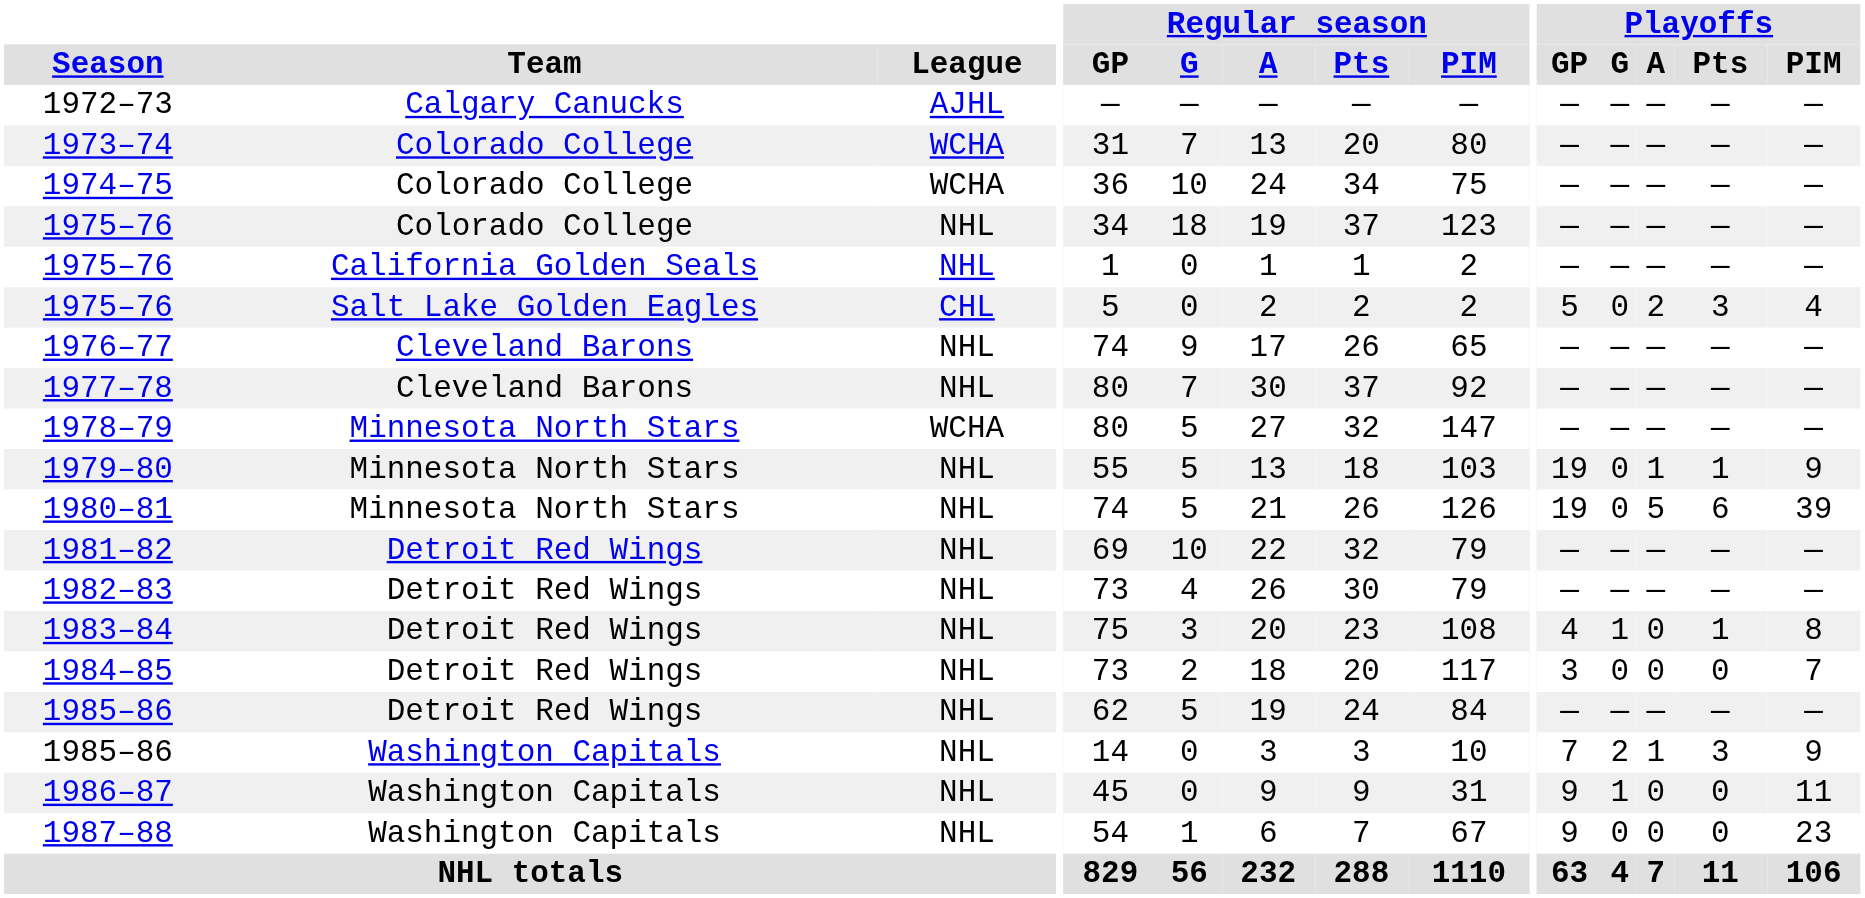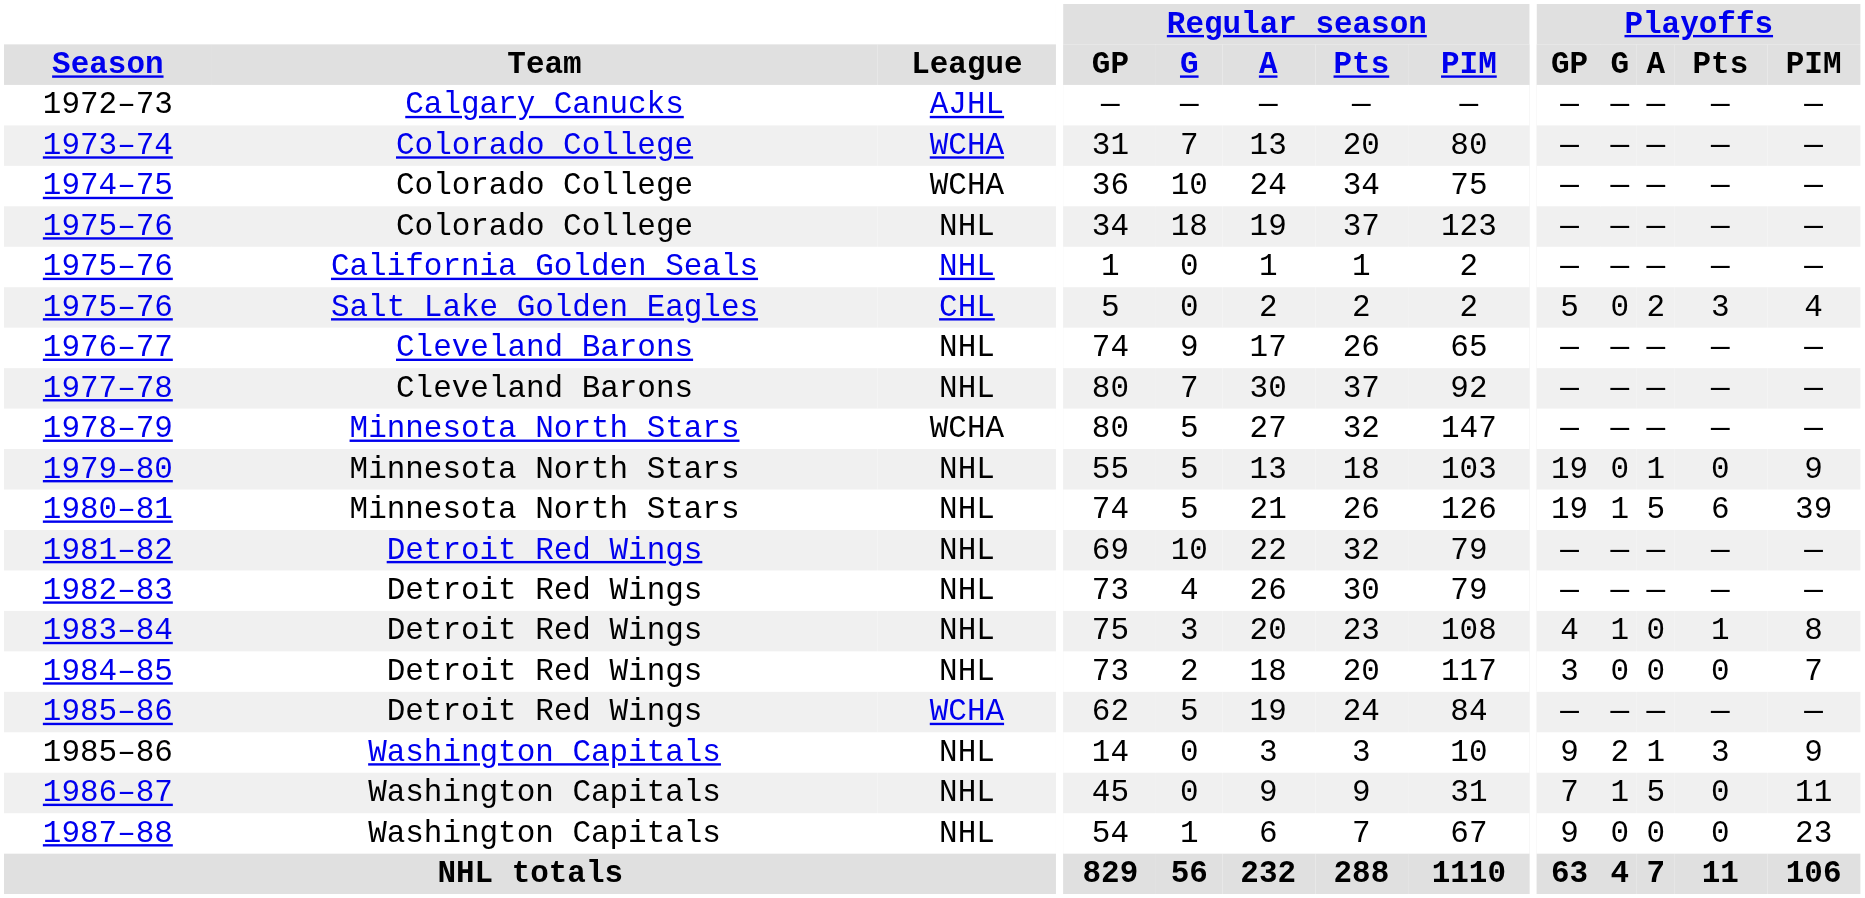(1720, 469) 1 -> (1720, 469) 0
(1620, 510) 0 -> (1620, 510) 1
(967, 712) NHL -> (967, 712) WCHA
(1569, 753) 7 -> (1569, 753) 9
(1569, 793) 9 -> (1569, 793) 7
(1656, 793) 0 -> (1656, 793) 5
